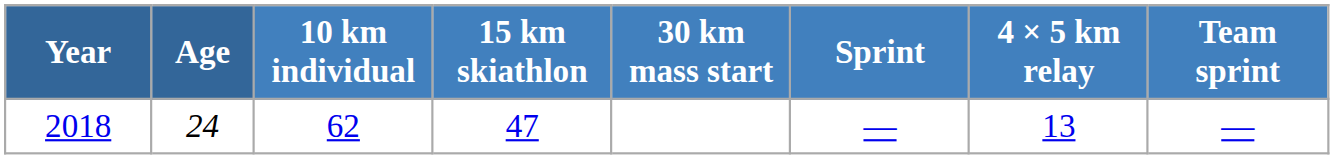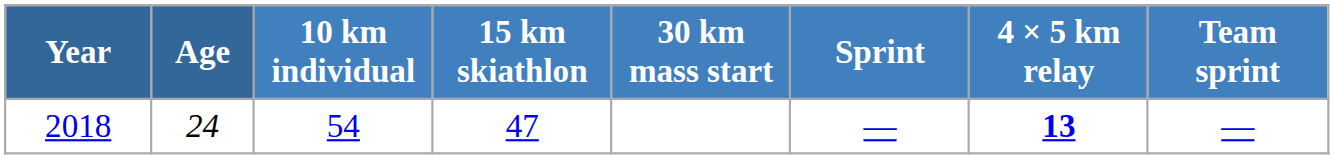(343, 125) 62 -> (343, 125) 54
(1059, 125) normal -> (1059, 125) bold
